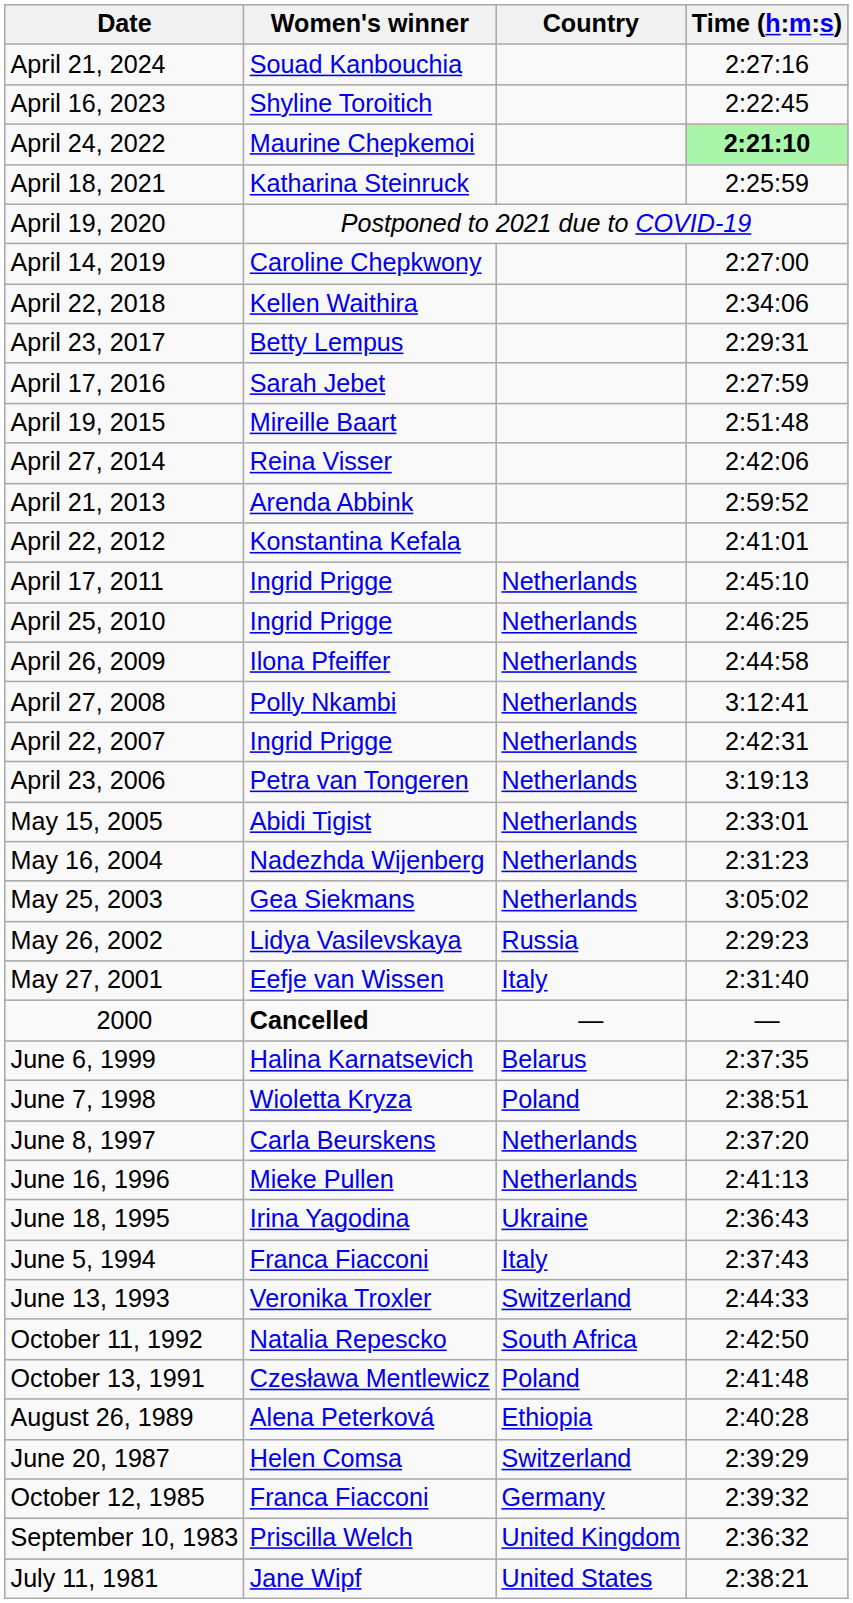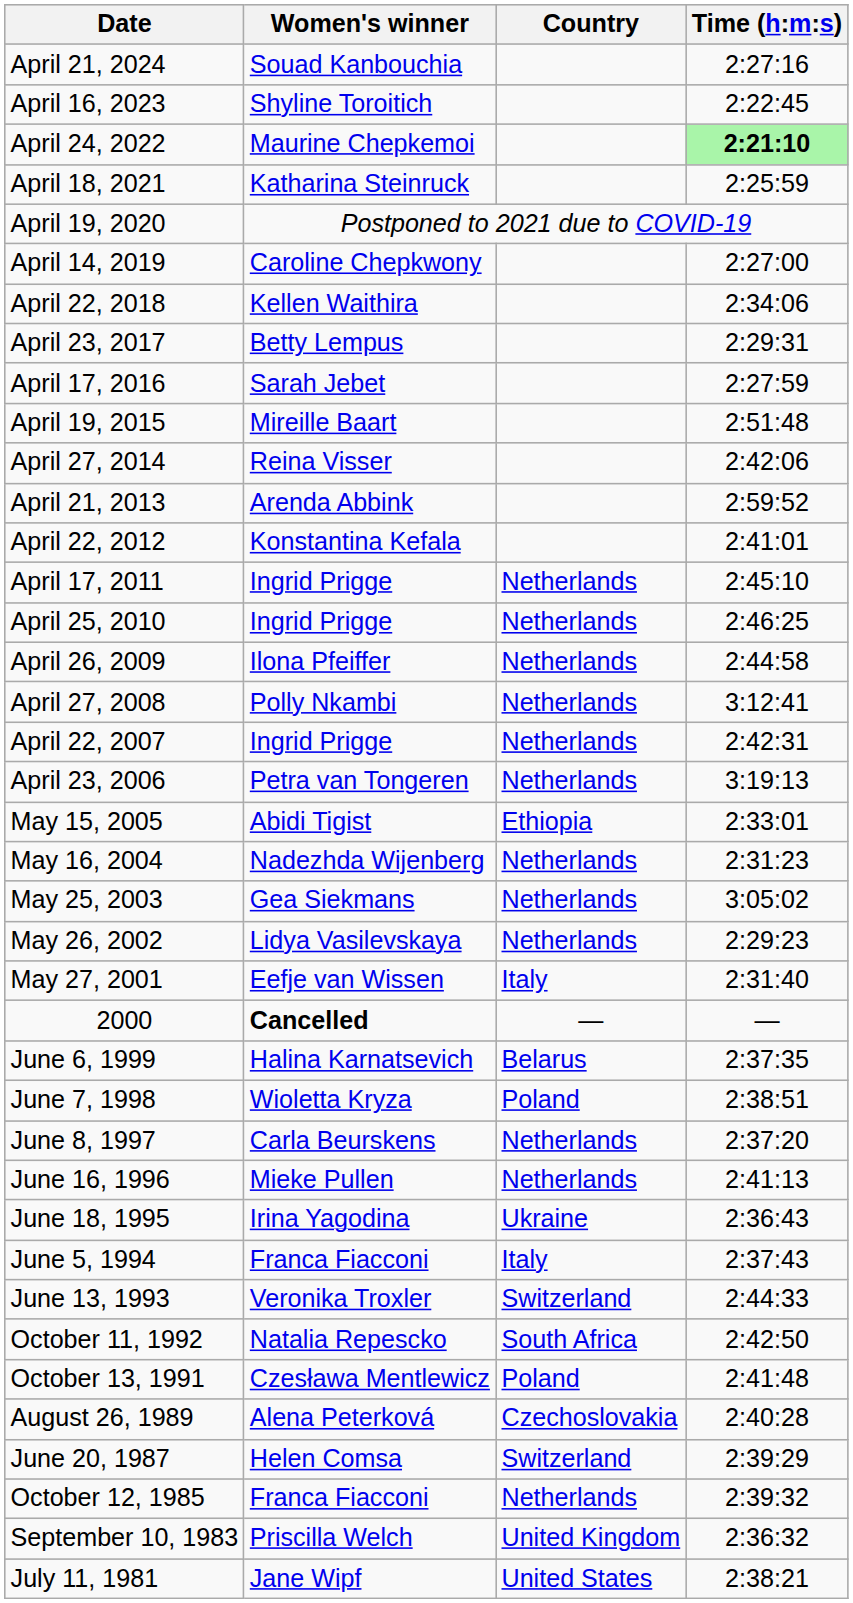(569, 821) Netherlands -> (547, 821) Ethiopia
(540, 940) Russia -> (569, 940) Netherlands
(547, 1418) Ethiopia -> (589, 1418) Czechoslovakia
(553, 1498) Germany -> (569, 1498) Netherlands
